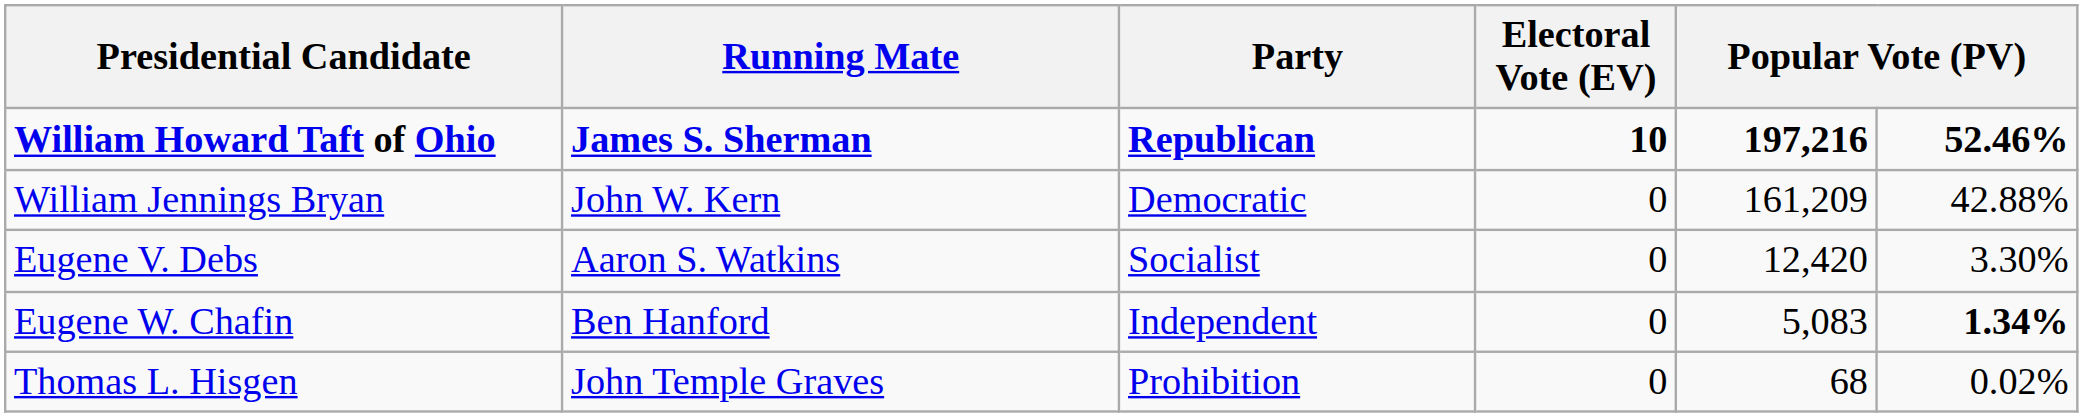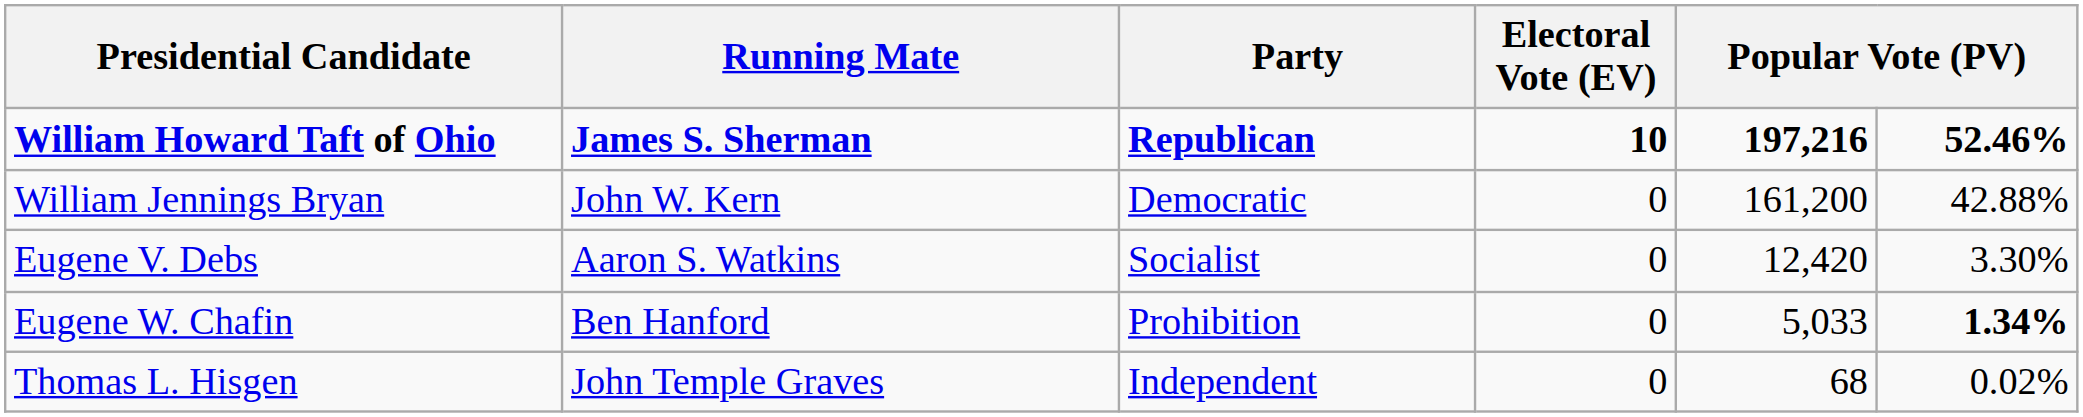(1806, 199) 161,209 -> (1806, 199) 161,200
(1223, 320) Independent -> (1214, 320) Prohibition
(1825, 320) 5,083 -> (1825, 320) 5,033
(1214, 381) Prohibition -> (1223, 381) Independent
